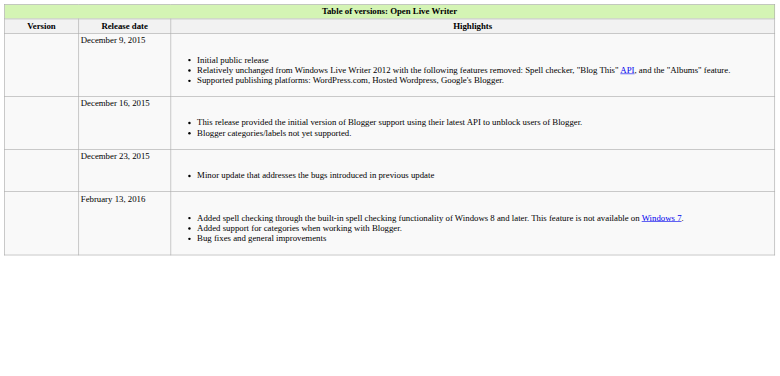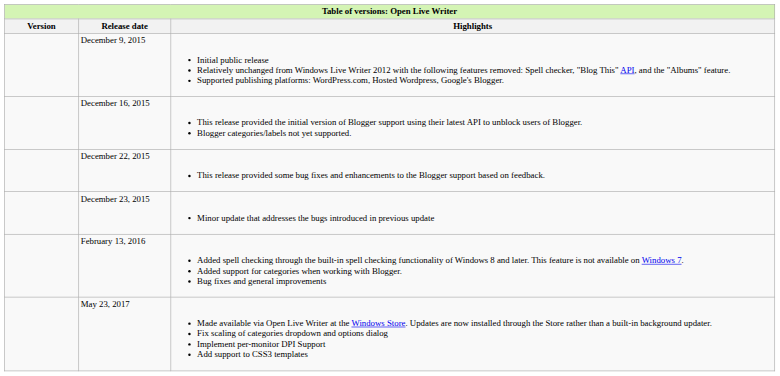+ row: (115, 157)
+ row: (105, 305)
